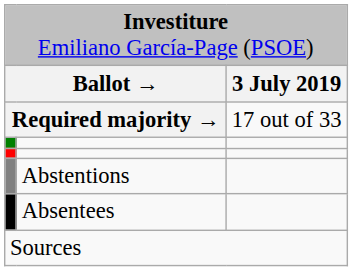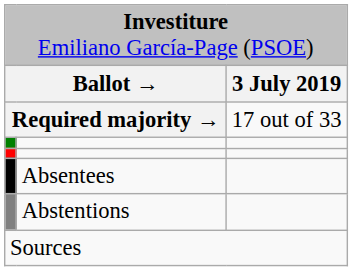rows swapped: (11, 176) <-> (11, 212)
